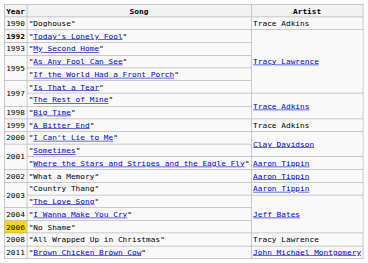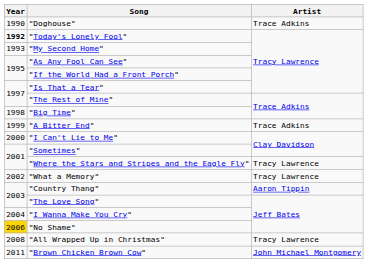(281, 163) Aaron Tippin -> (286, 163) Tracy Lawrence
(281, 176) Aaron Tippin -> (286, 176) Tracy Lawrence
